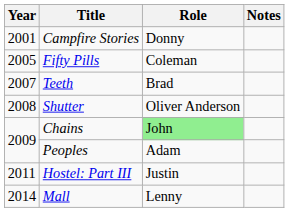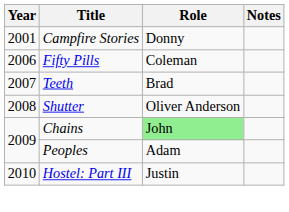(22, 60) 2005 -> (22, 60) 2006
(22, 173) 2011 -> (22, 173) 2010
- row: (56, 196)
